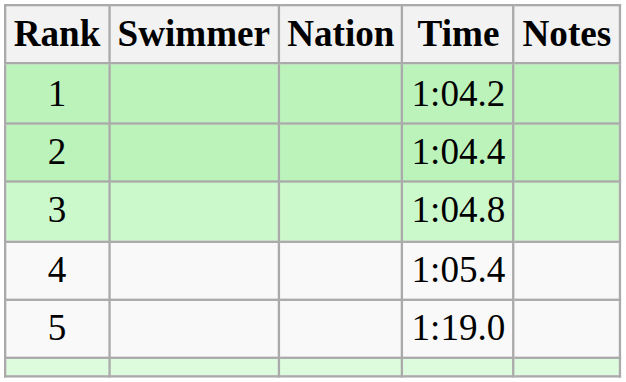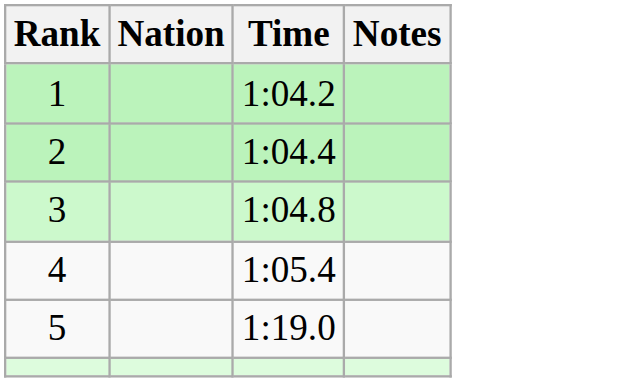- column: (194, 33)
